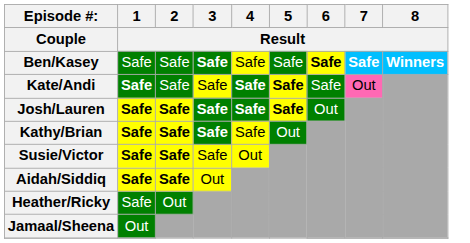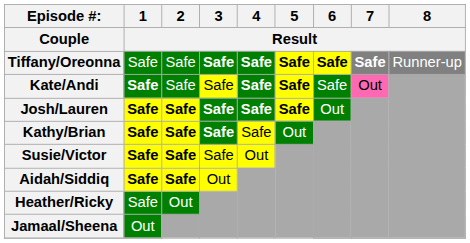- row: (61, 62)
+ row: (64, 62)
